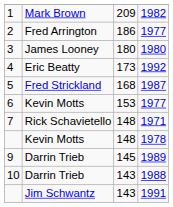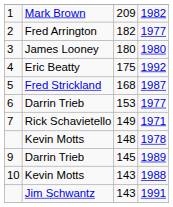(126, 31) 186 -> (126, 31) 182
(126, 67) 173 -> (126, 67) 175
(55, 103) Kevin Motts -> (55, 103) Darrin Trieb
(126, 121) 148 -> (126, 121) 149
(55, 175) Darrin Trieb -> (55, 175) Kevin Motts
